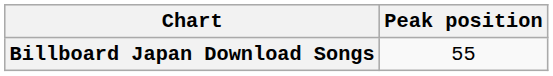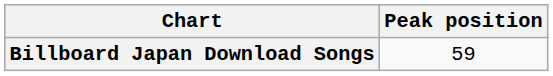(463, 54) 55 -> (463, 54) 59
